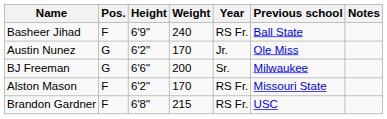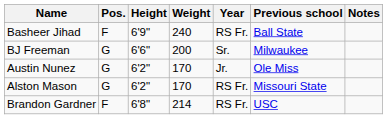rows swapped: (41, 50) <-> (38, 68)
(105, 86) F -> (106, 86) G
(182, 104) 215 -> (182, 104) 214
